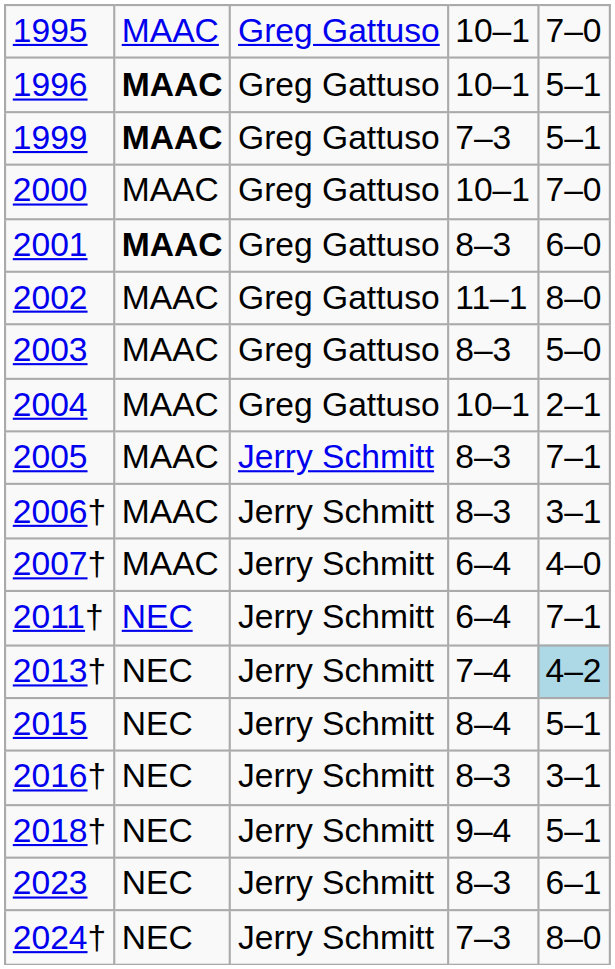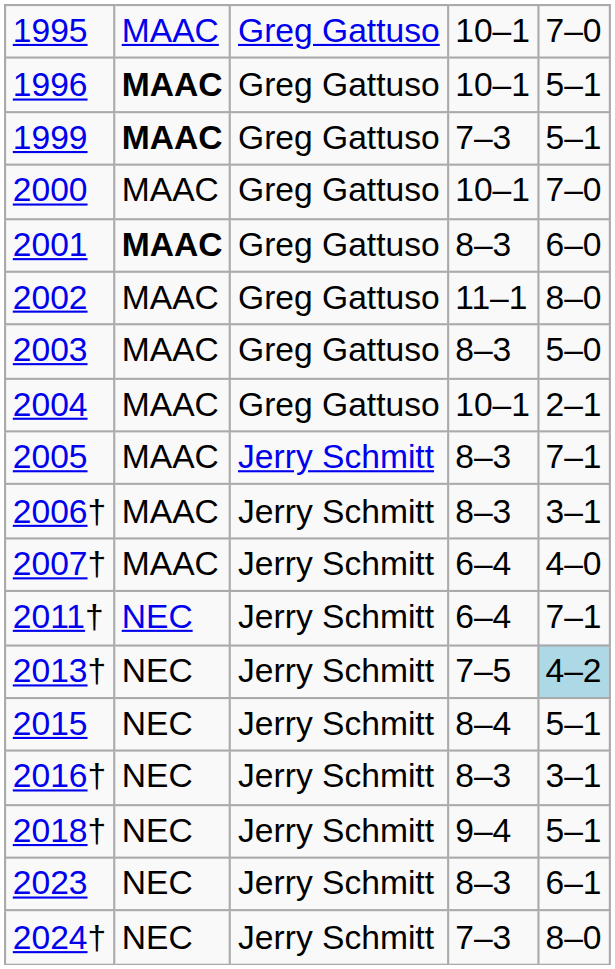(483, 670) 7–4 -> (483, 670) 7–5
